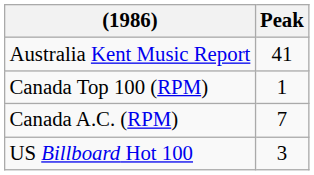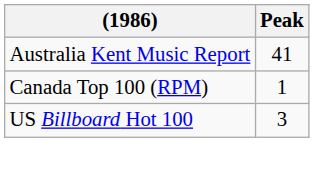- row: (94, 119)
